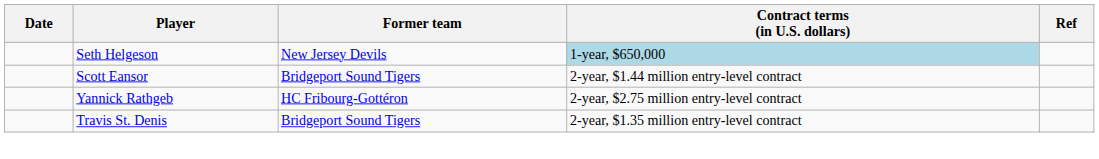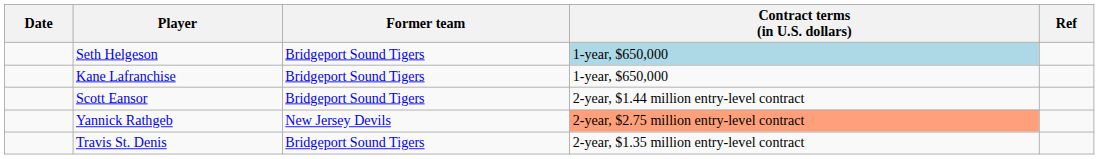(334, 53) New Jersey Devils -> (355, 53) Bridgeport Sound Tigers
+ row: (126, 76)
(344, 98) HC Fribourg-Gottéron -> (338, 120) New Jersey Devils
(686, 98) no background -> (689, 120) lightsalmon background
